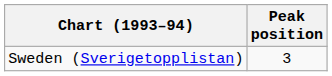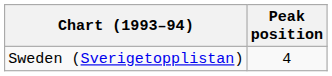(287, 59) 3 -> (287, 59) 4
